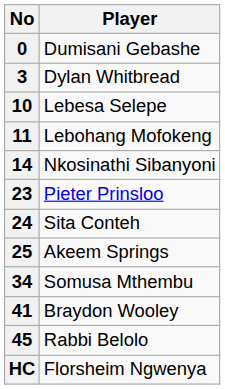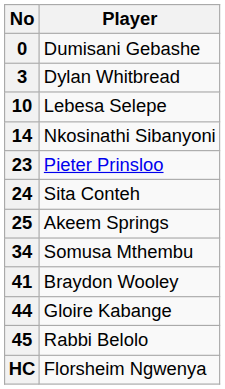- row: (22, 135)
+ row: (22, 310)
